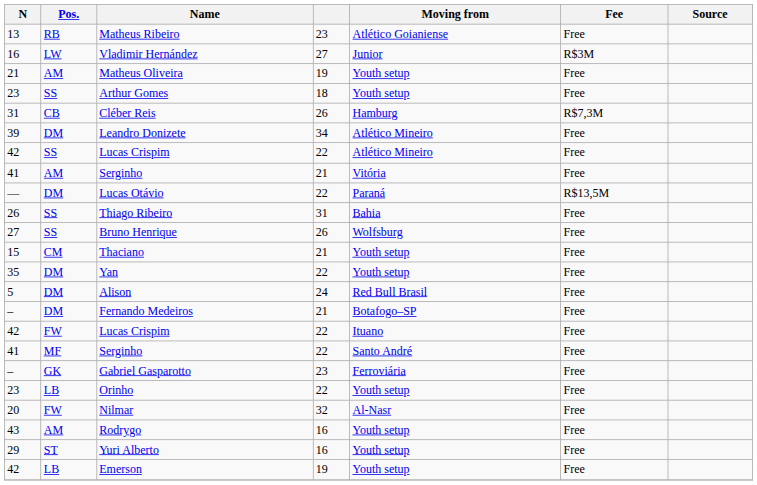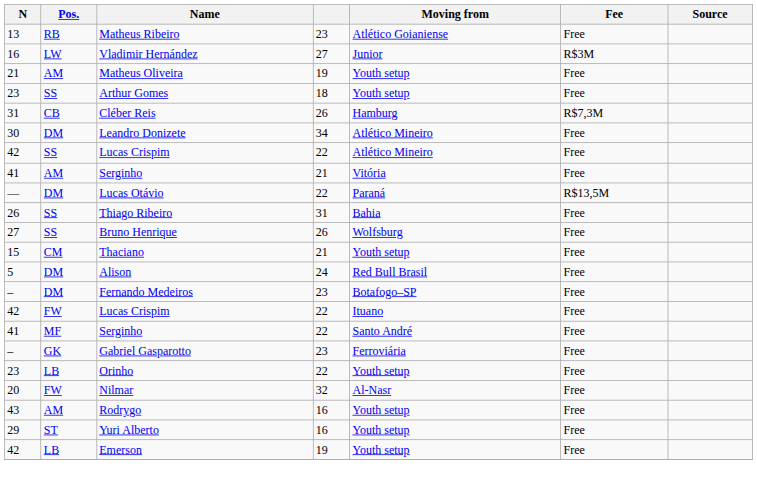(13, 133) 39 -> (13, 133) 30
- row: (54, 271)
(322, 311) 21 -> (322, 291) 23
